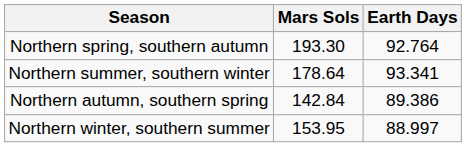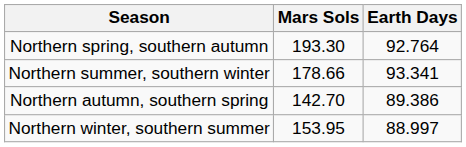(319, 73) 178.64 -> (319, 73) 178.66
(319, 100) 142.84 -> (319, 100) 142.70
